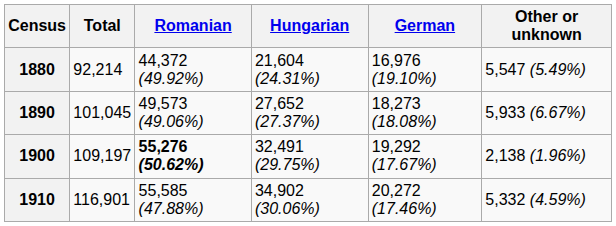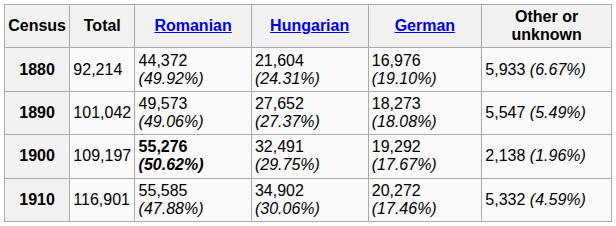(536, 69) 5,547 (5.49%) -> (536, 69) 5,933 (6.67%)
(102, 112) 101,045 -> (102, 112) 101,042
(536, 112) 5,933 (6.67%) -> (536, 112) 5,547 (5.49%)
